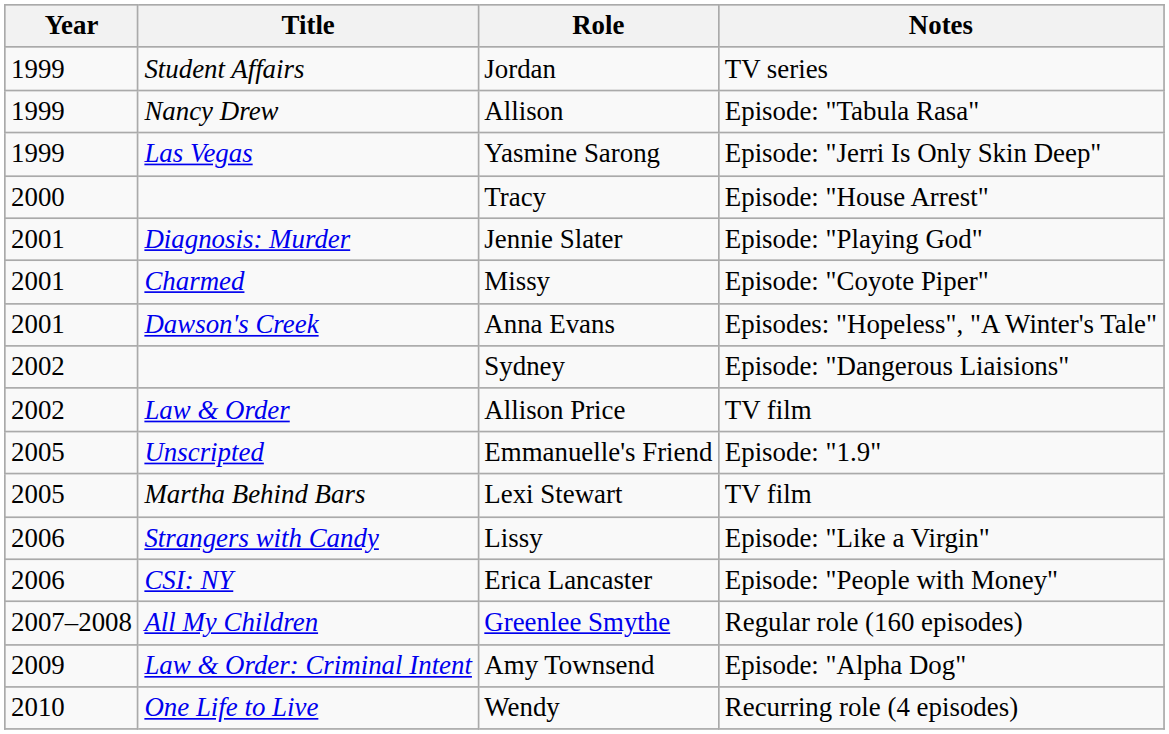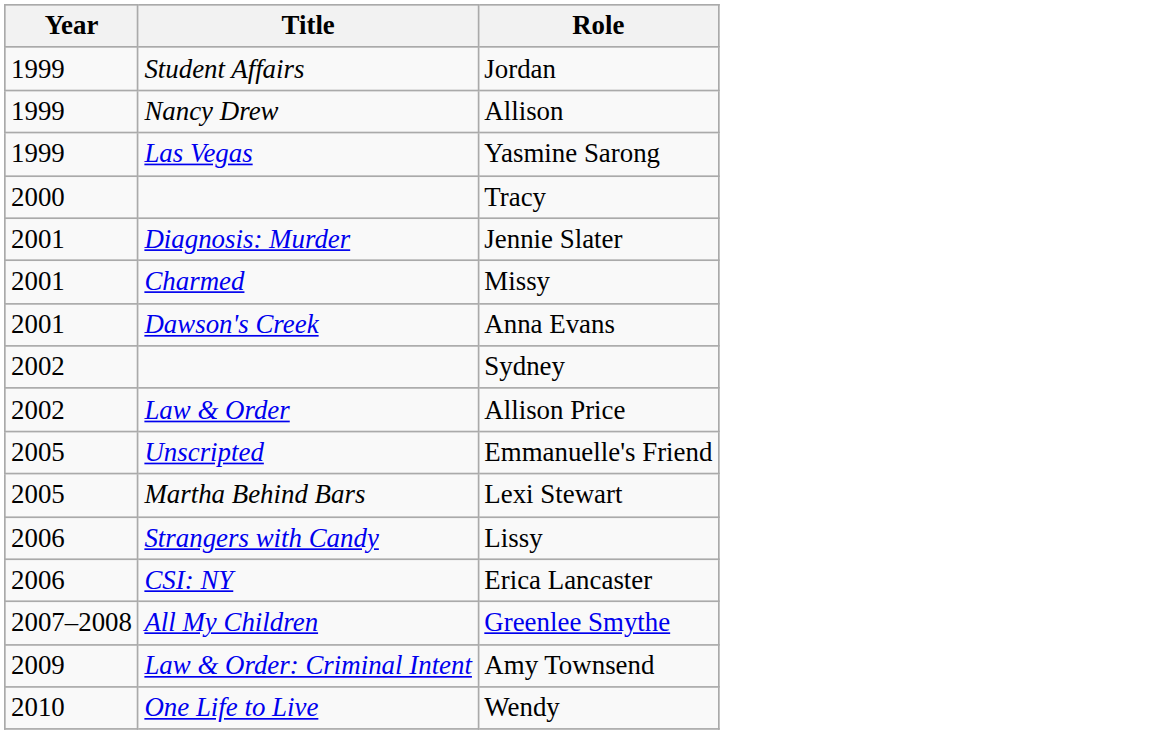- column: (941, 25)
